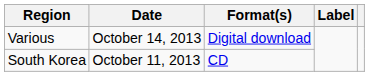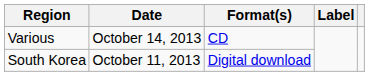(259, 37) Digital download -> (218, 37) CD
(218, 60) CD -> (259, 60) Digital download
